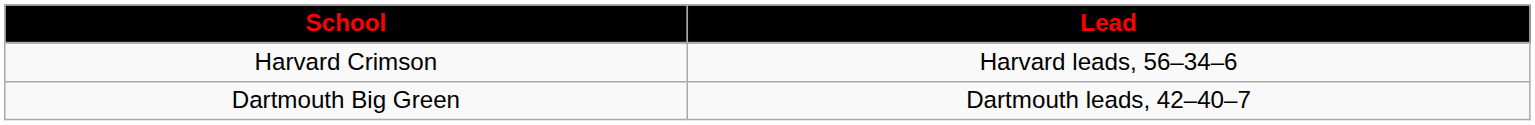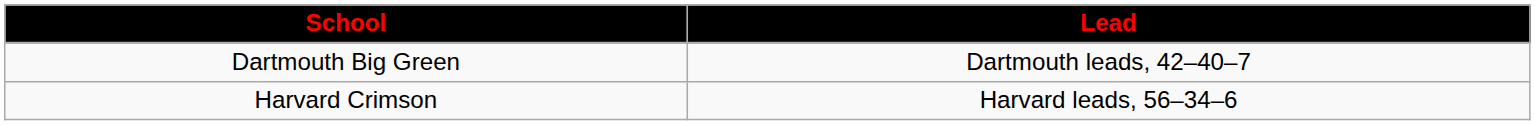rows swapped: (346, 61) <-> (346, 100)
